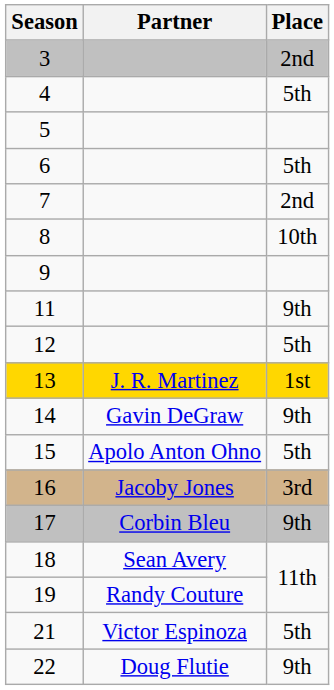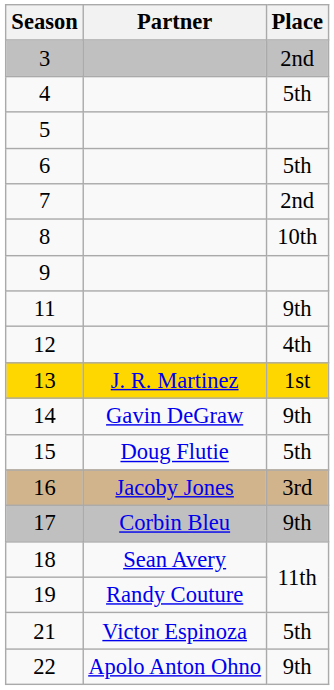(297, 344) 5th -> (297, 344) 4th
(175, 451) Apolo Anton Ohno -> (175, 451) Doug Flutie
(175, 666) Doug Flutie -> (175, 666) Apolo Anton Ohno
